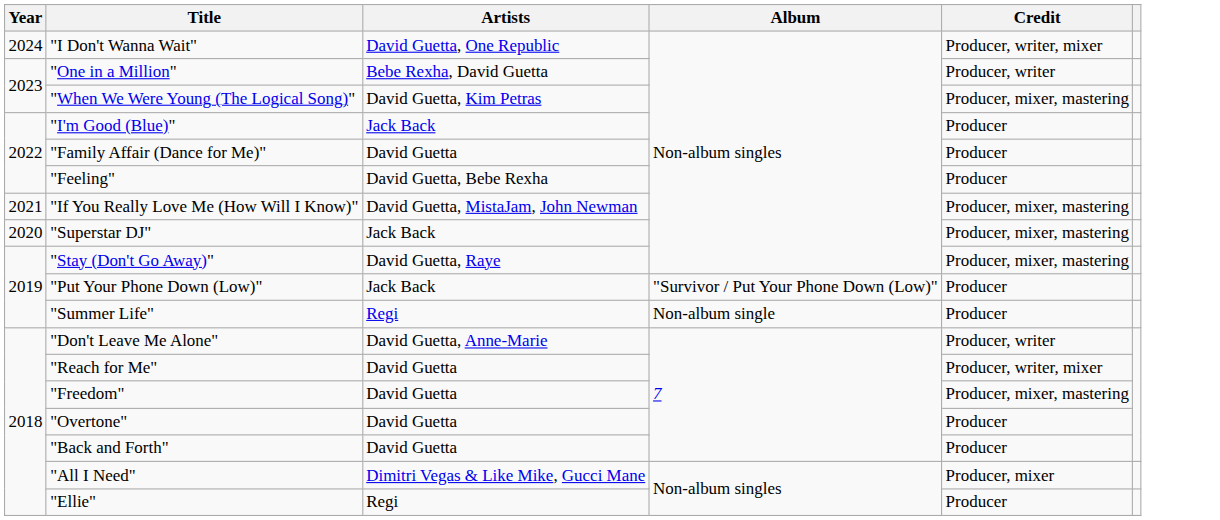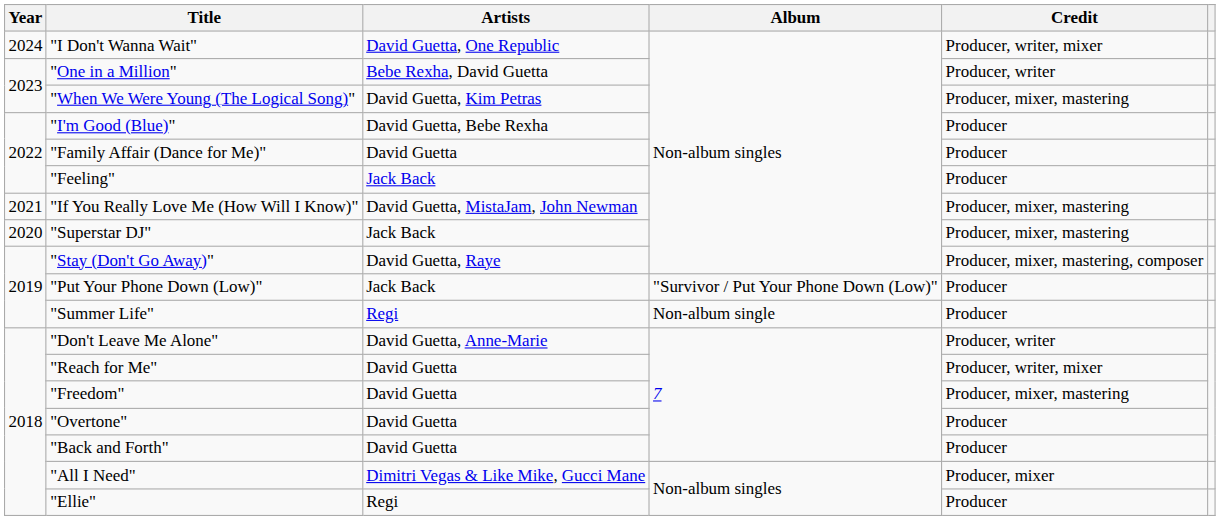(401, 125) Jack Back -> (457, 125) David Guetta, Bebe Rexha
(457, 179) David Guetta, Bebe Rexha -> (401, 179) Jack Back
(1037, 260) Producer, mixer, mastering -> (1074, 260) Producer, mixer, mastering, composer
